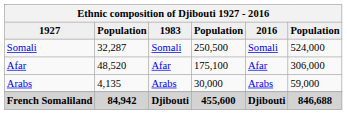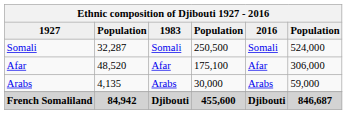(315, 101) 846,688 -> (315, 101) 846,687
